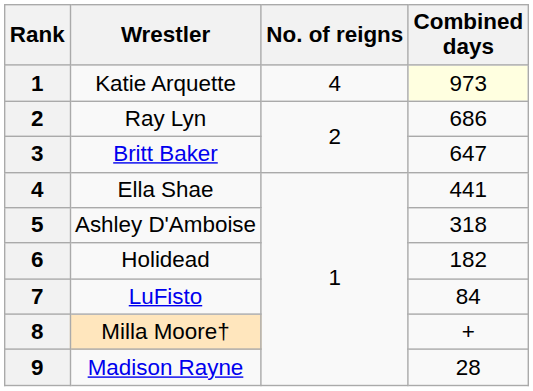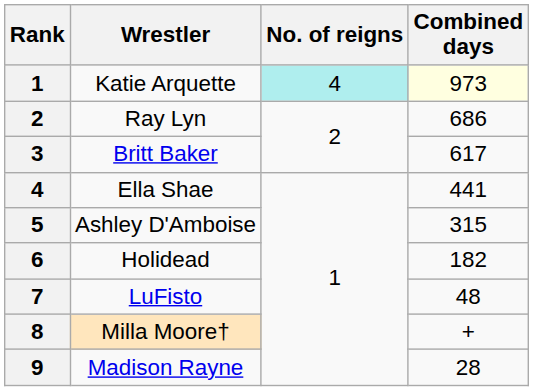(335, 82) no background -> (335, 82) paleturquoise background
(468, 154) 647 -> (468, 154) 617
(468, 225) 318 -> (468, 225) 315
(468, 296) 84 -> (468, 296) 48
